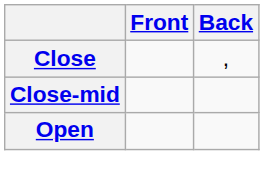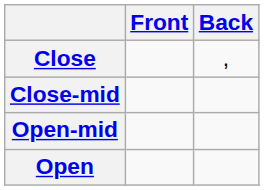+ row: (65, 130)
